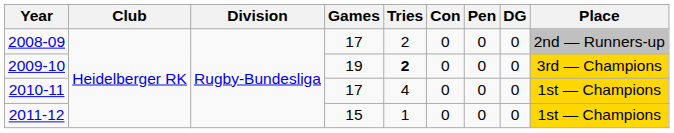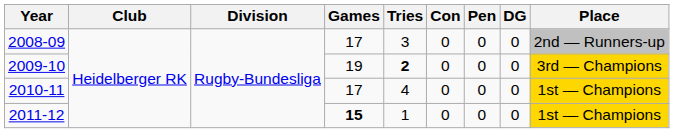(405, 41) 2 -> (405, 41) 3
(354, 115) normal -> (354, 115) bold
